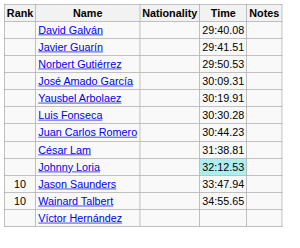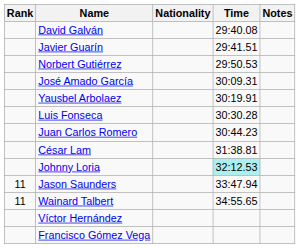(20, 184) 10 -> (20, 184) 11
(20, 201) 10 -> (20, 201) 11
+ row: (94, 235)
